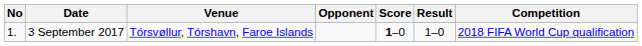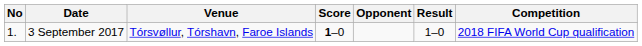columns swapped: (346, 13) <-> (395, 13)
